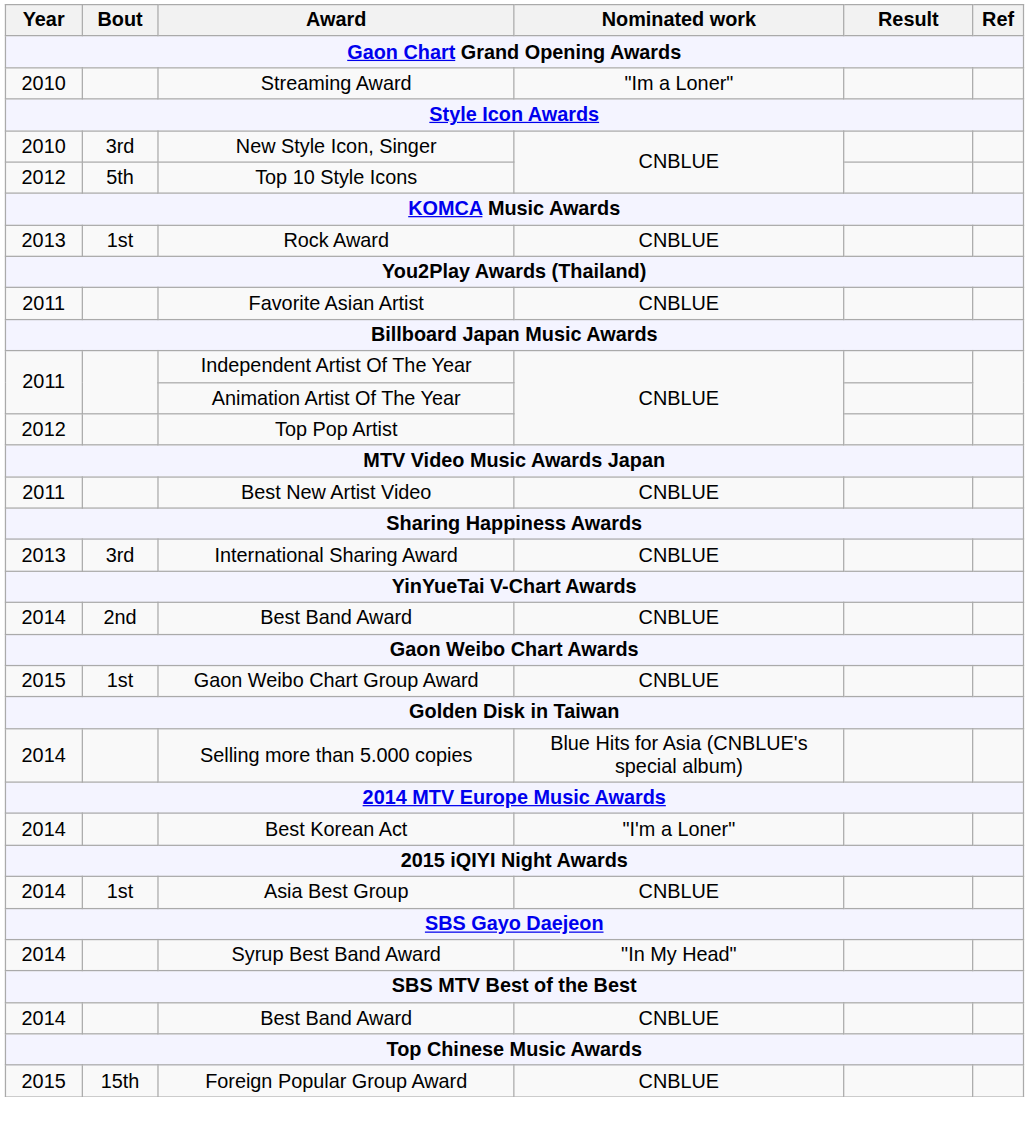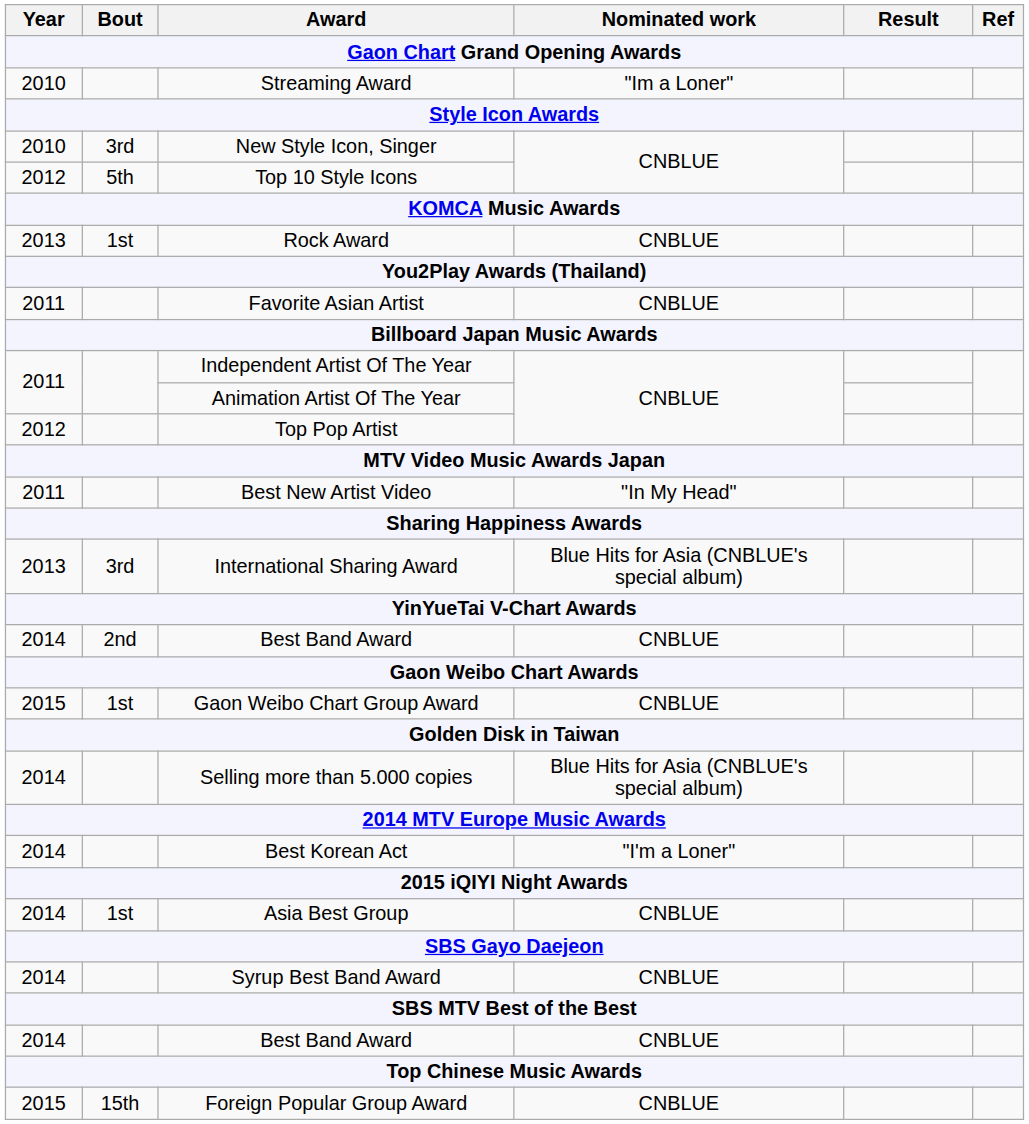(679, 492) CNBLUE -> (679, 492) "In My Head"
(679, 555) CNBLUE -> (679, 566) Blue Hits for Asia (CNBLUE's special album)
(679, 955) "In My Head" -> (679, 977) CNBLUE
